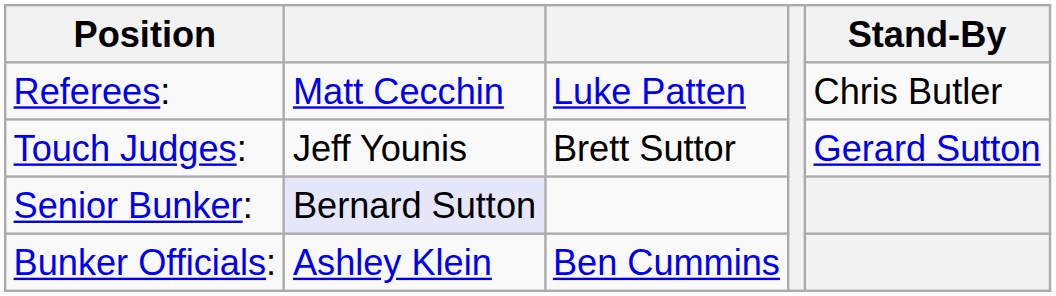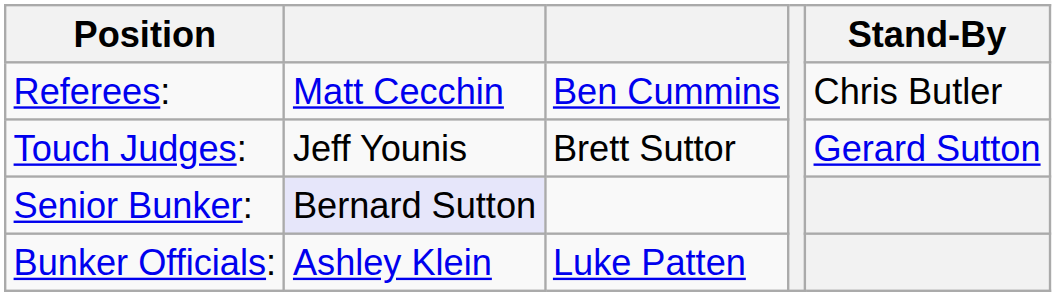(649, 91) Luke Patten -> (666, 91) Ben Cummins
(666, 263) Ben Cummins -> (649, 263) Luke Patten
